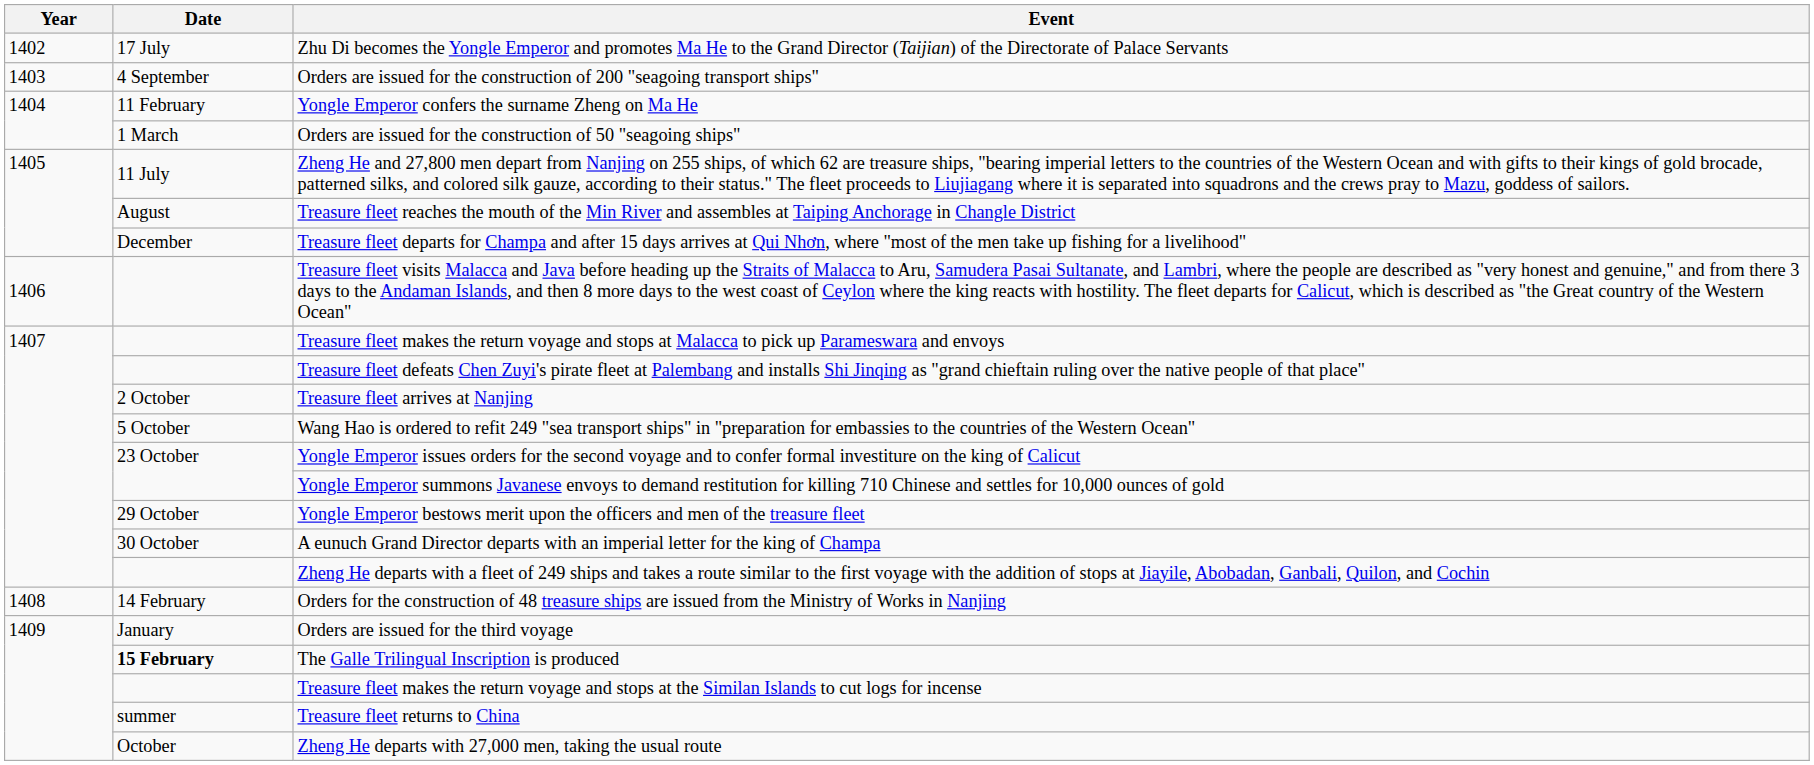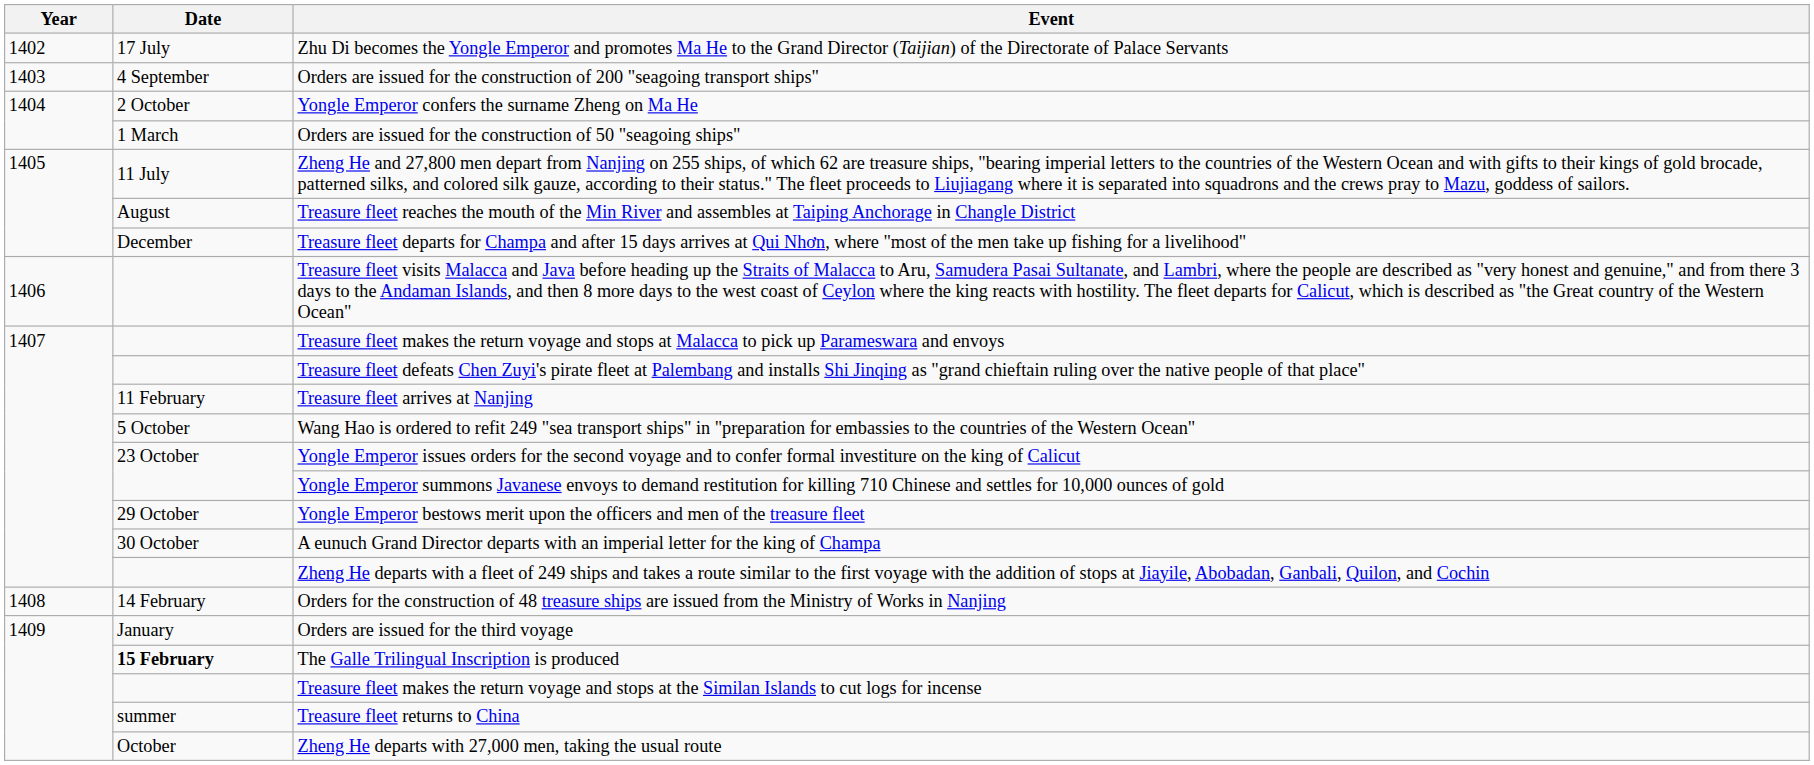(161, 105) 11 February -> (153, 105) 2 October
(153, 398) 2 October -> (161, 398) 11 February
